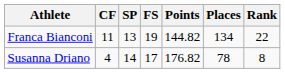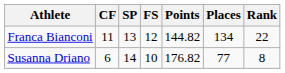(151, 36) 19 -> (151, 36) 12
(107, 58) 4 -> (107, 58) 6
(151, 58) 17 -> (151, 58) 10
(223, 58) 78 -> (223, 58) 77
